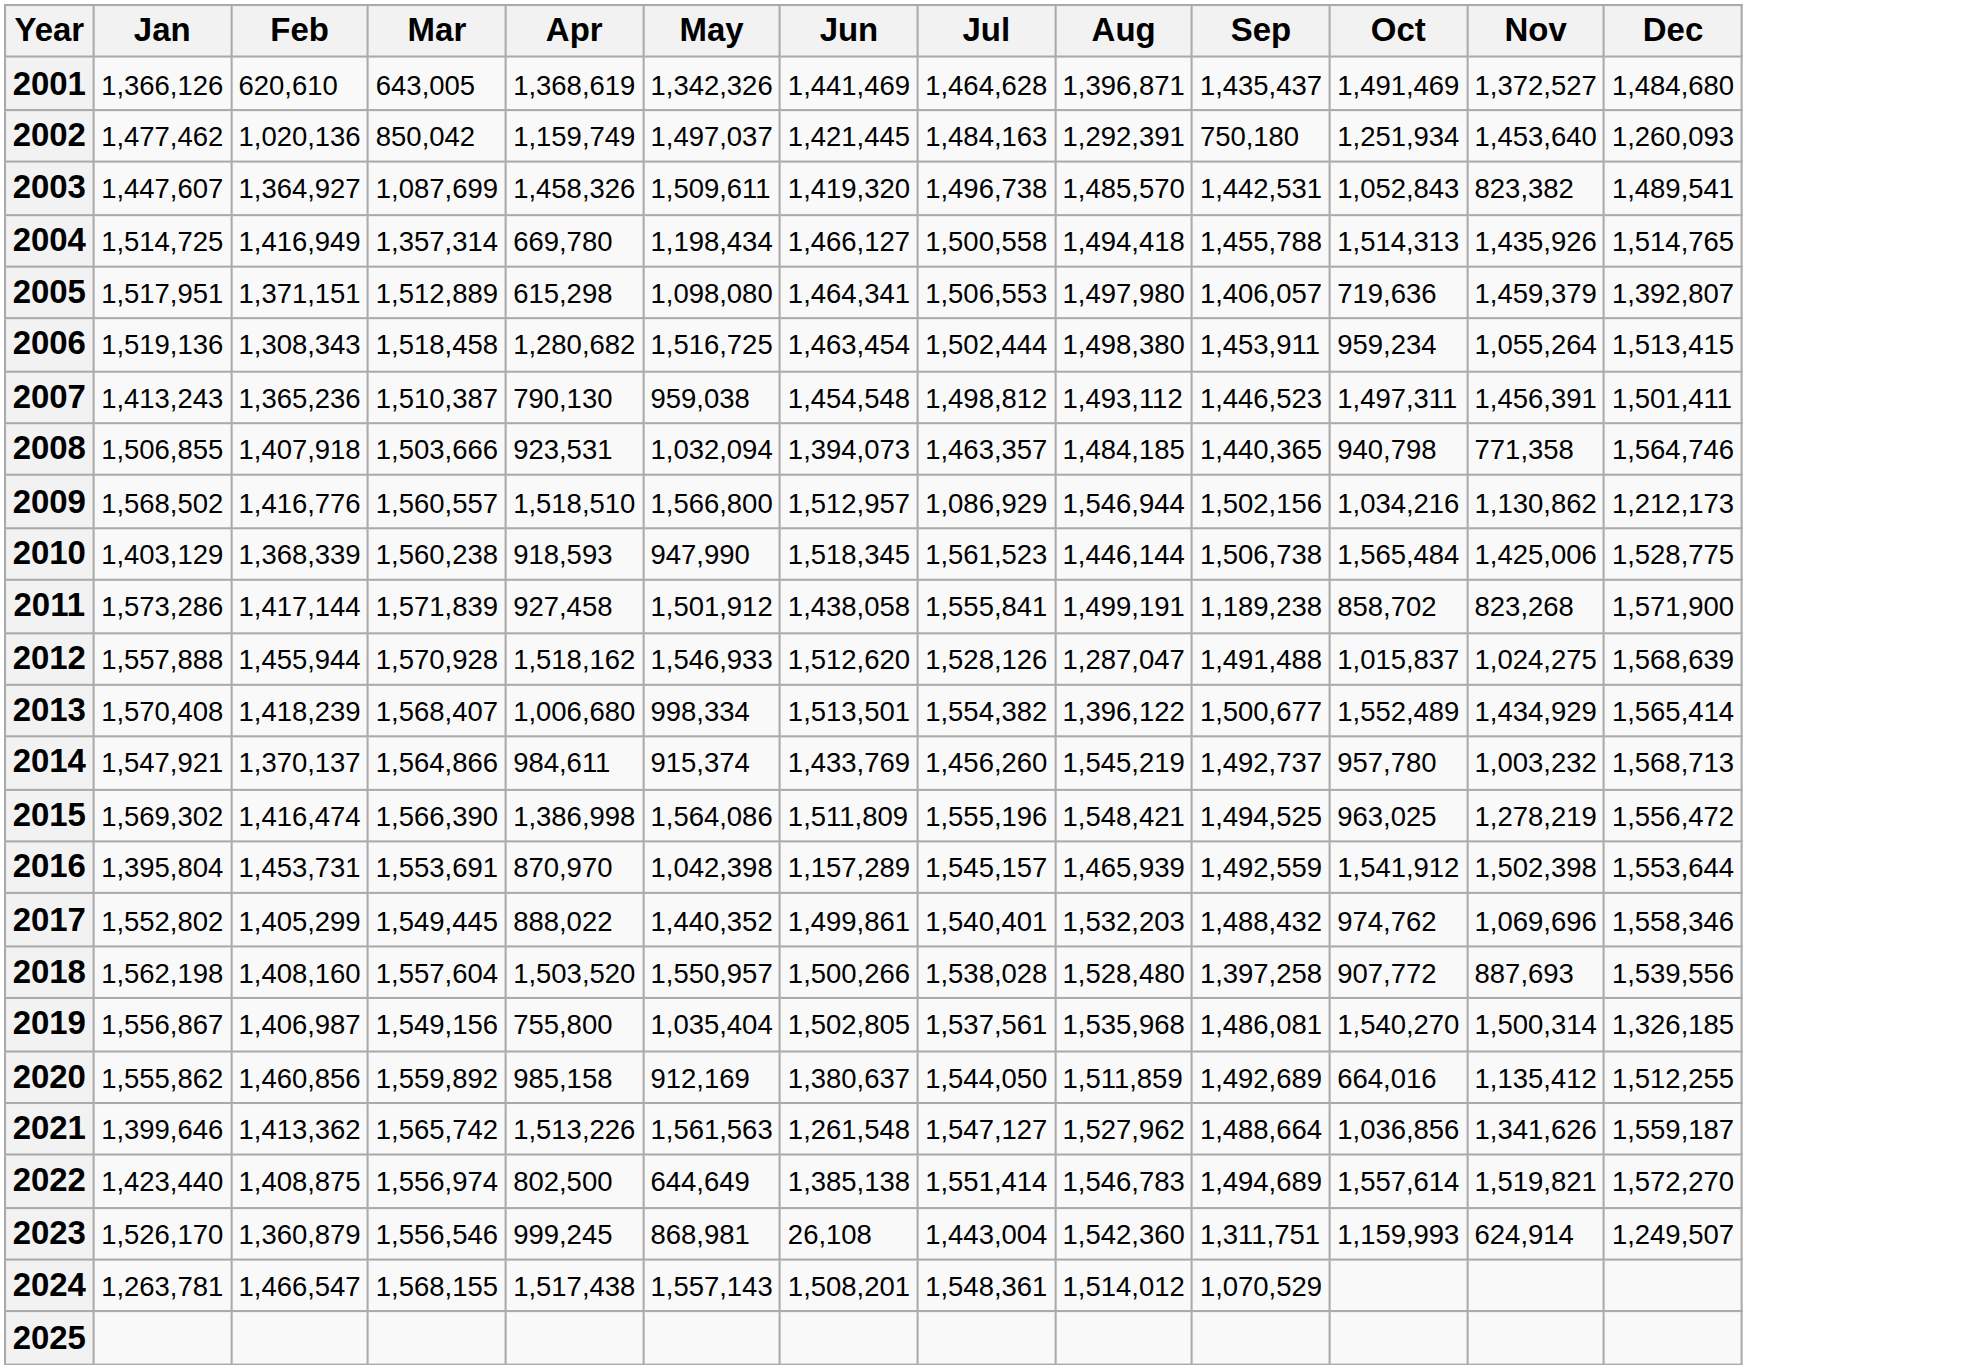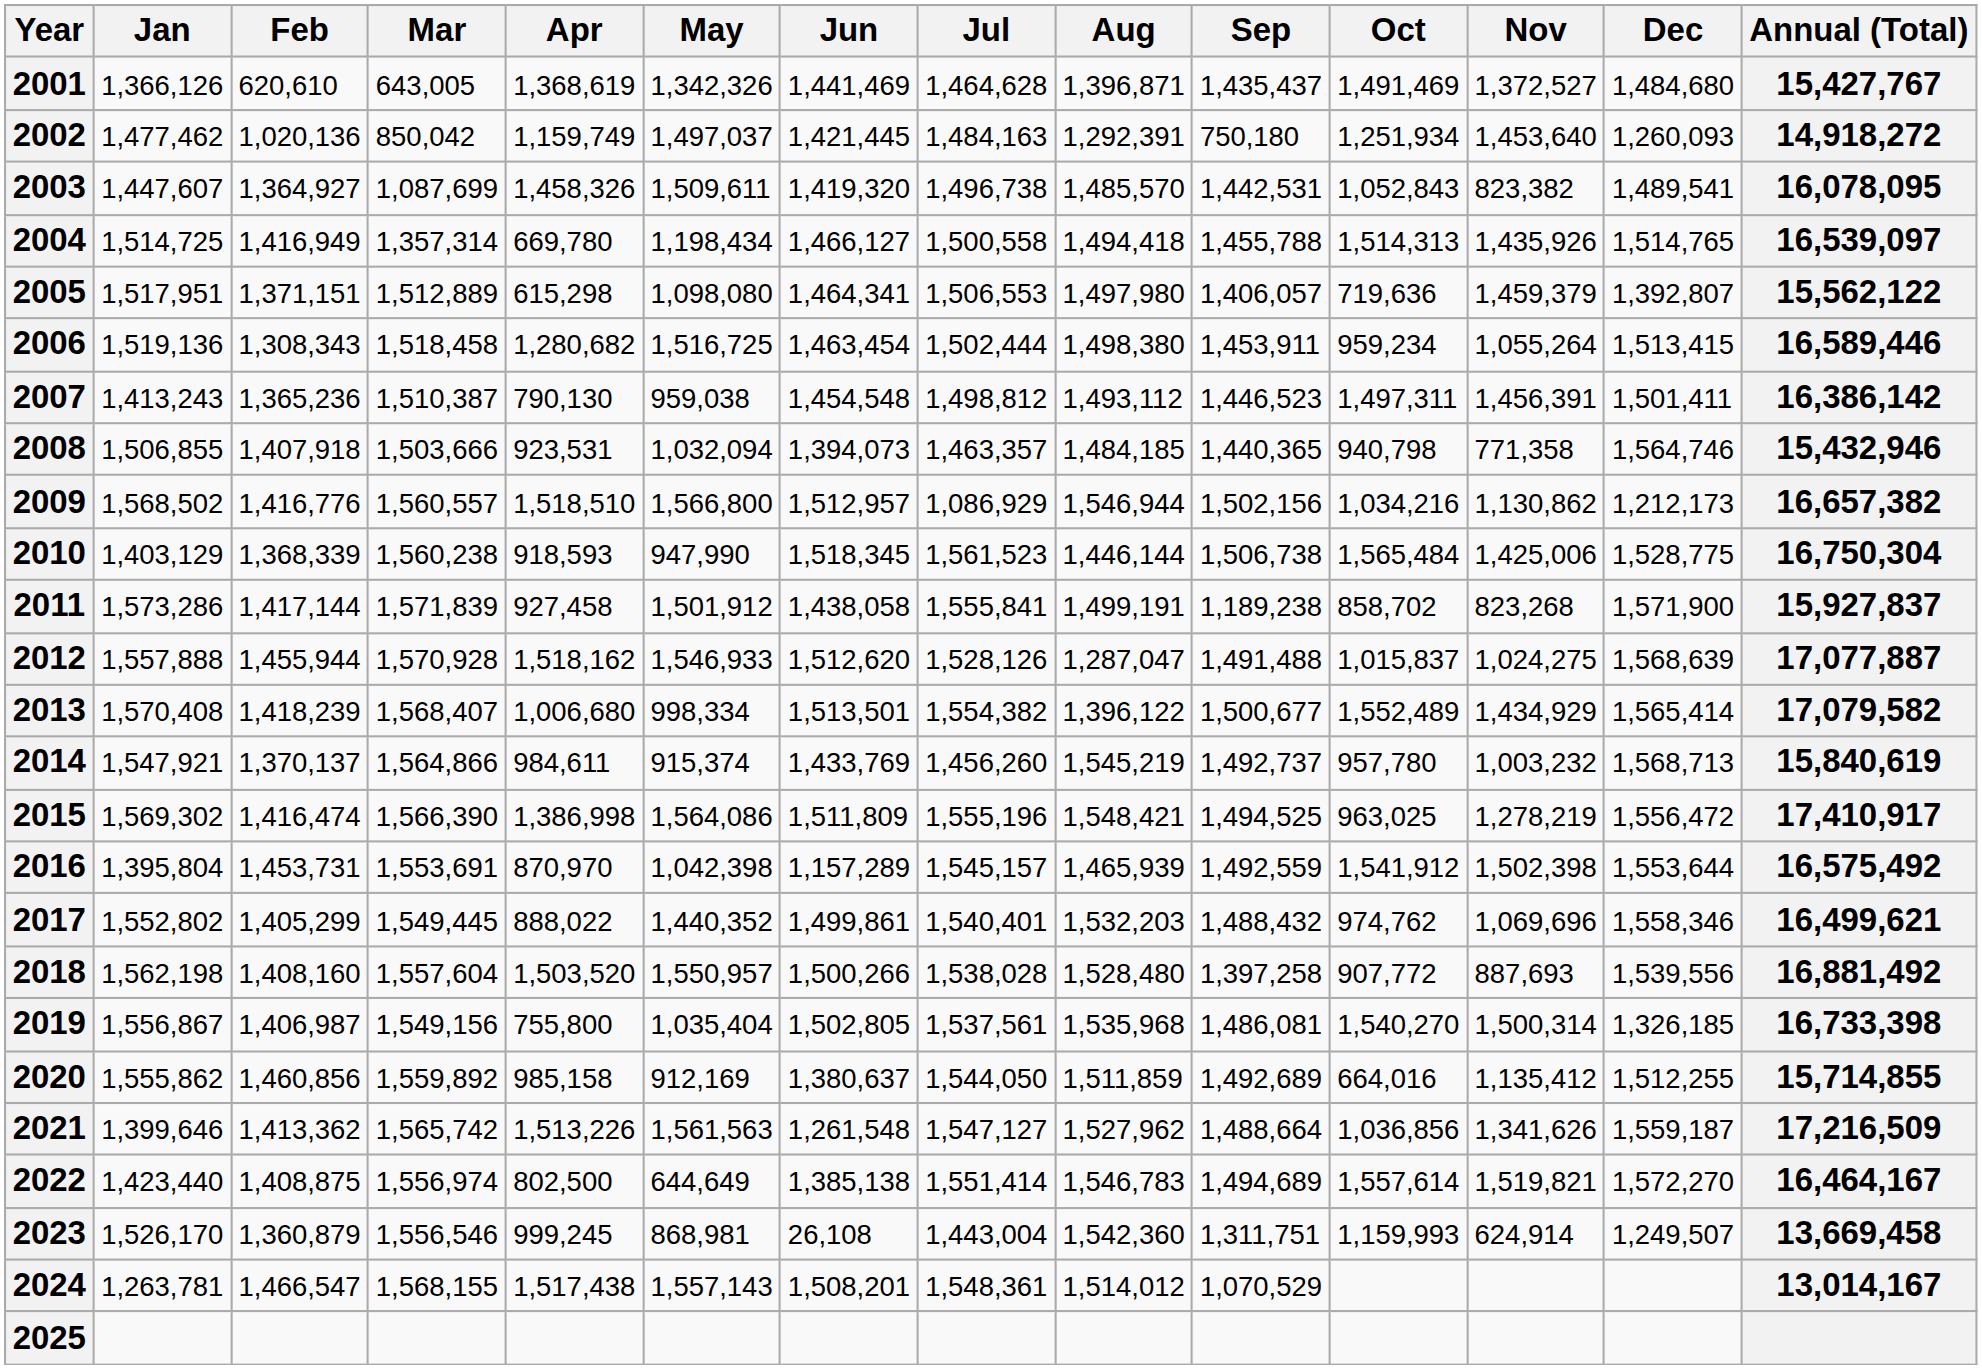+ column: (1859, 30)
